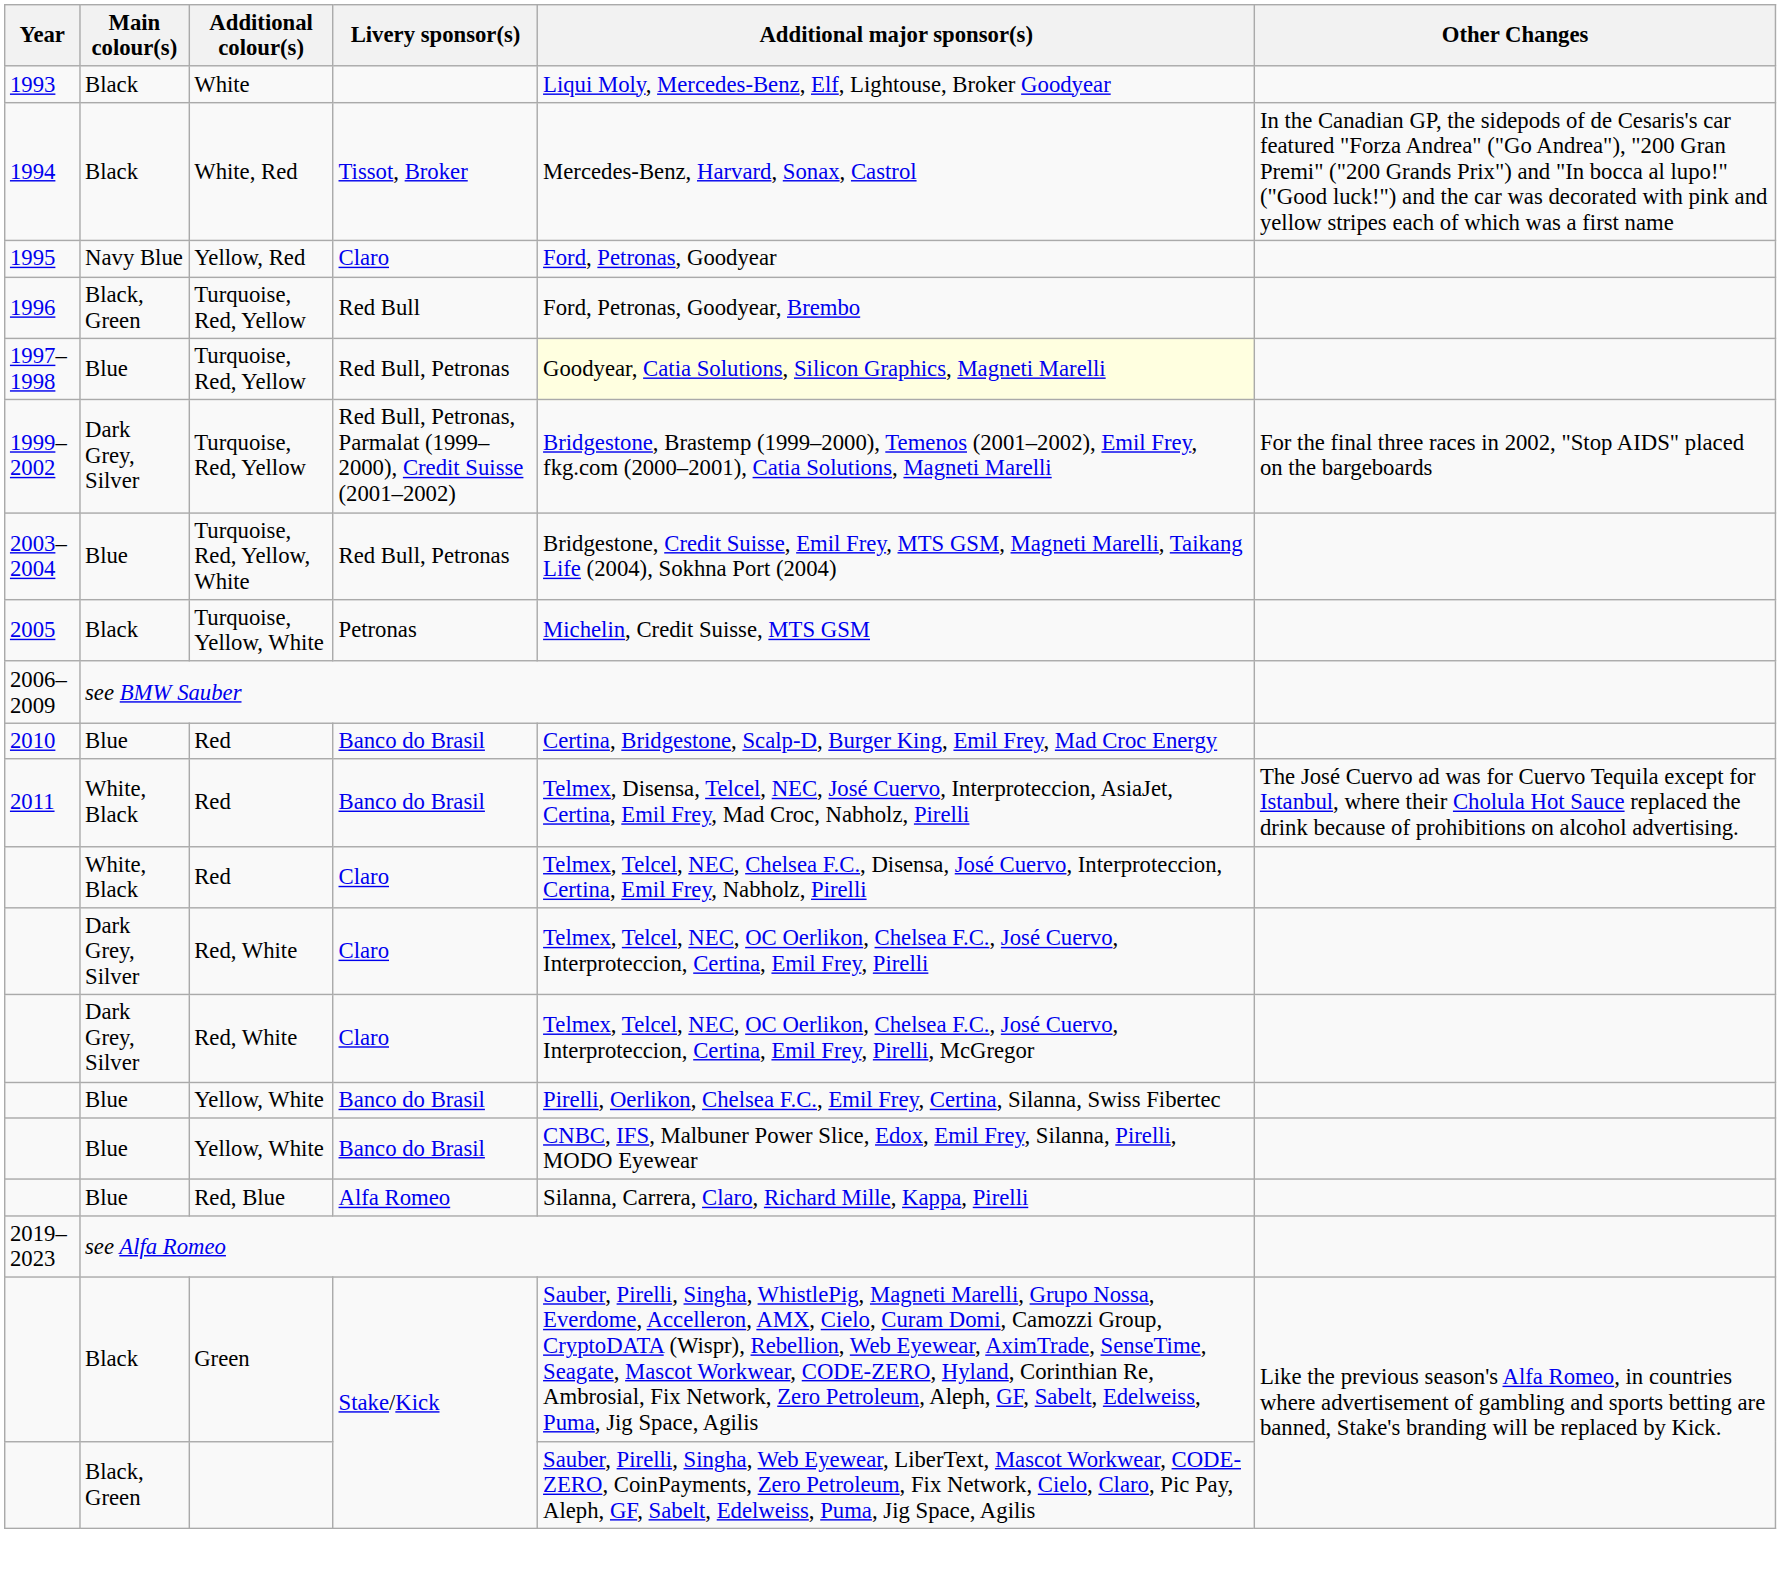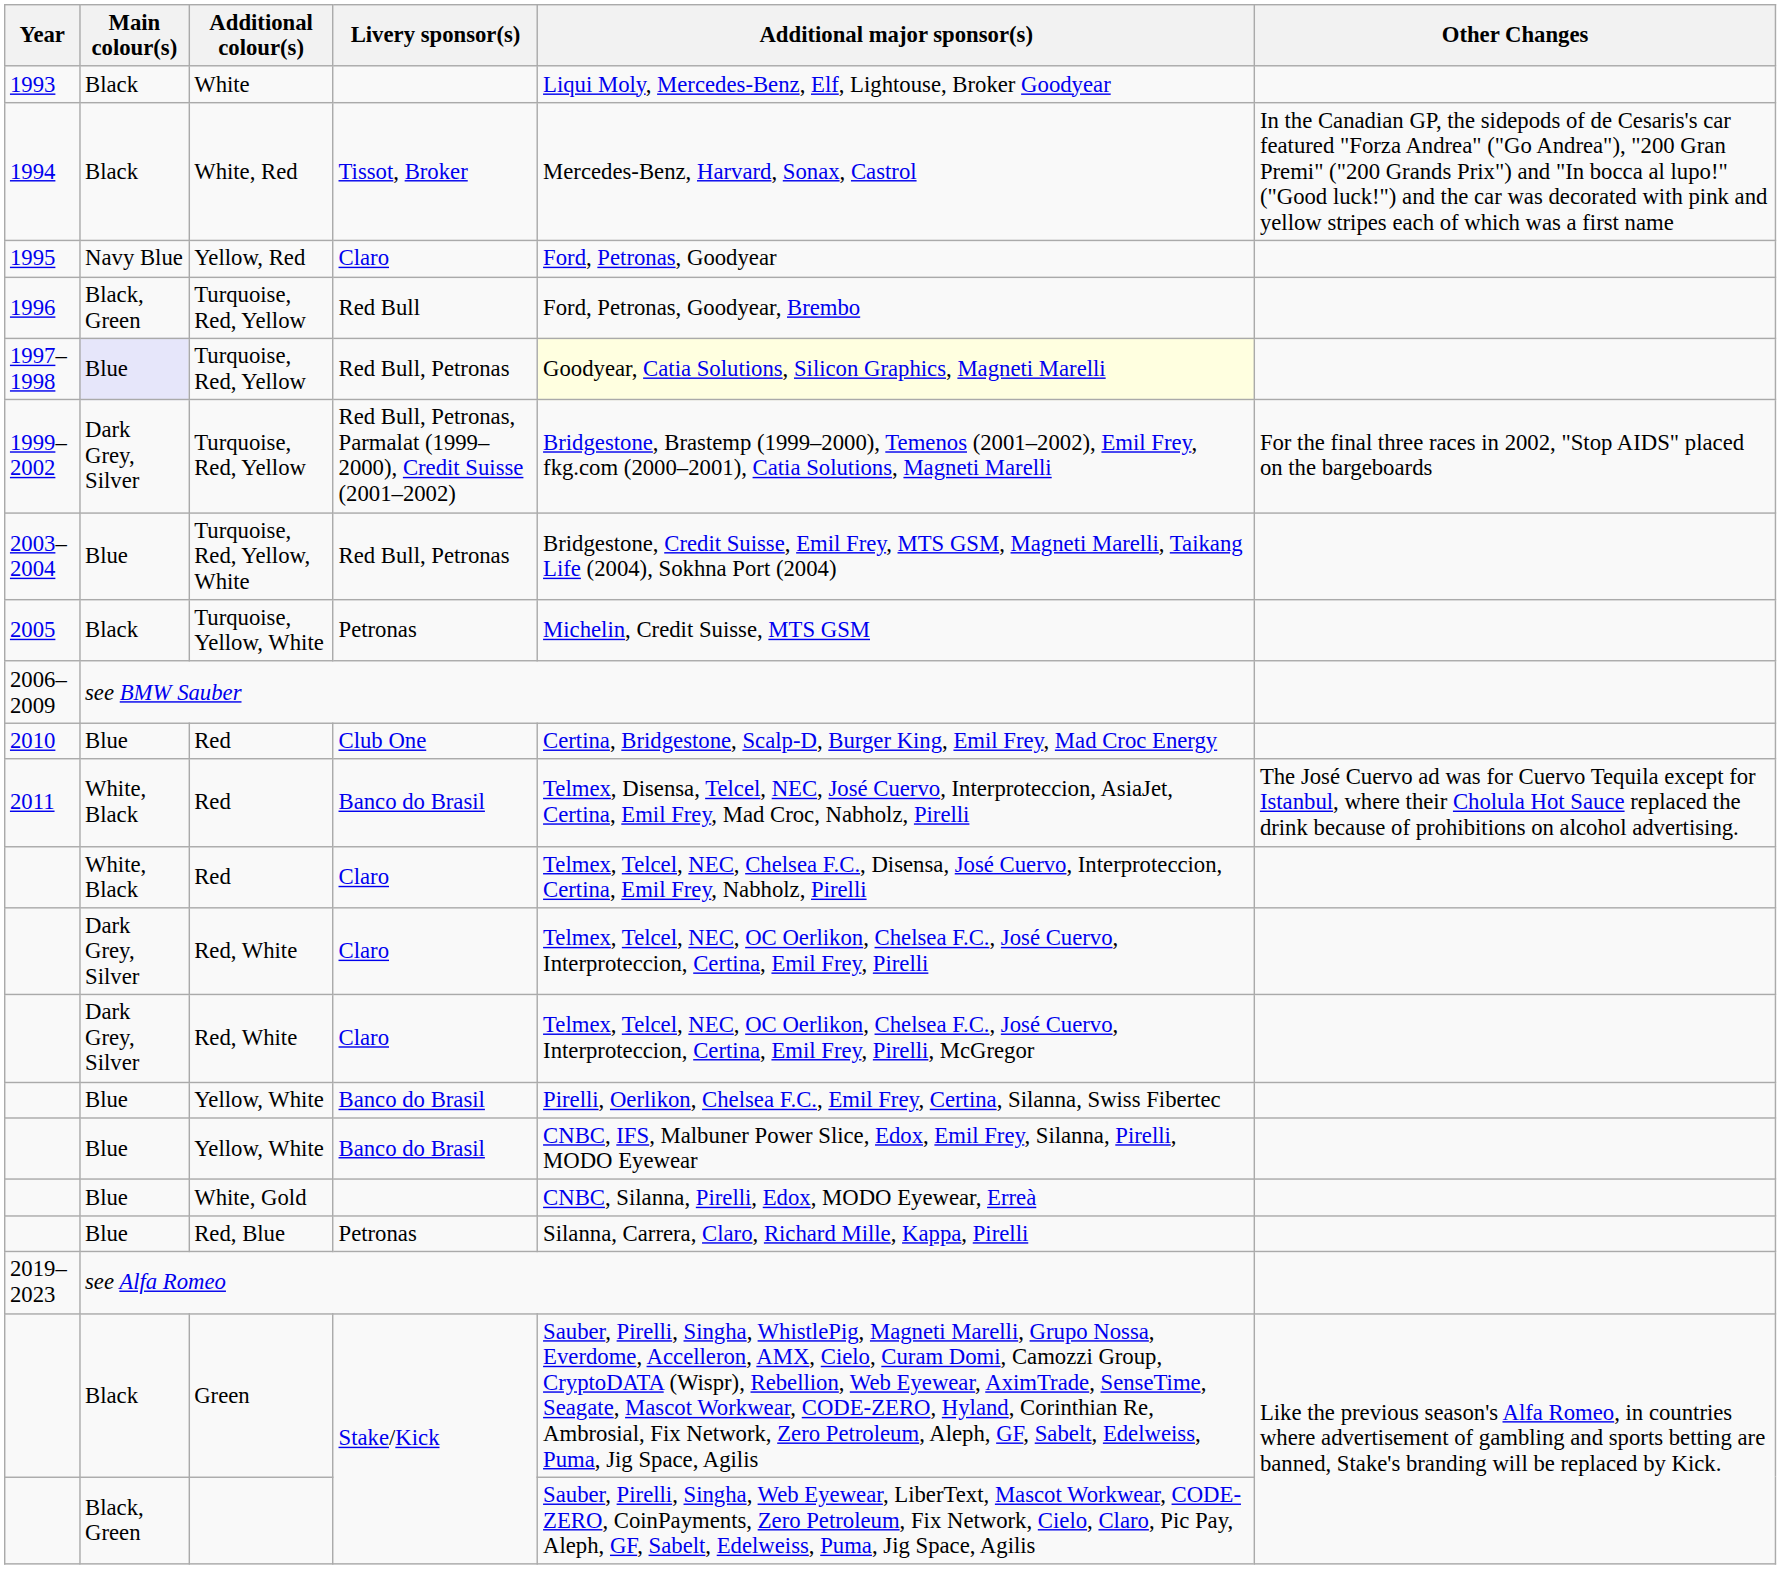(106, 368) no background -> (106, 368) lavender background
(412, 740) Banco do Brasil -> (382, 740) Club One
+ row: (42, 1198)
(394, 1197) Alfa Romeo -> (378, 1233) Petronas
